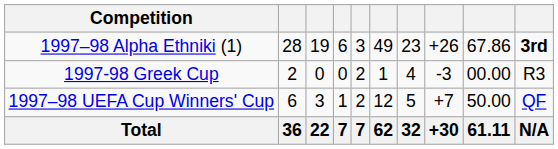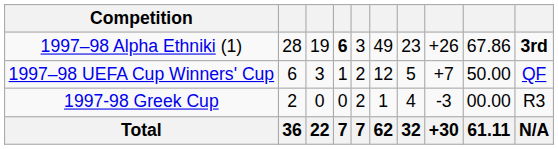(343, 46) normal -> (343, 46) bold
rows swapped: (141, 74) <-> (141, 102)
